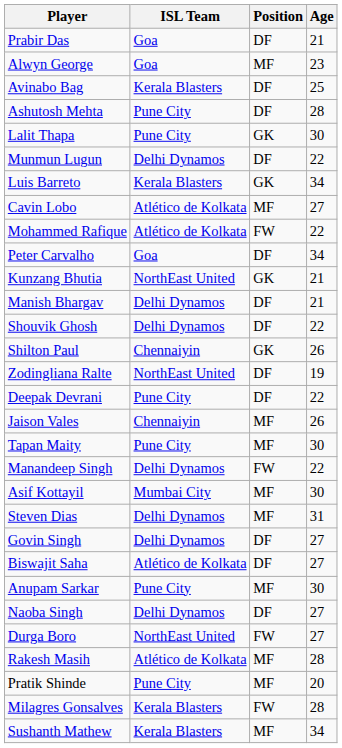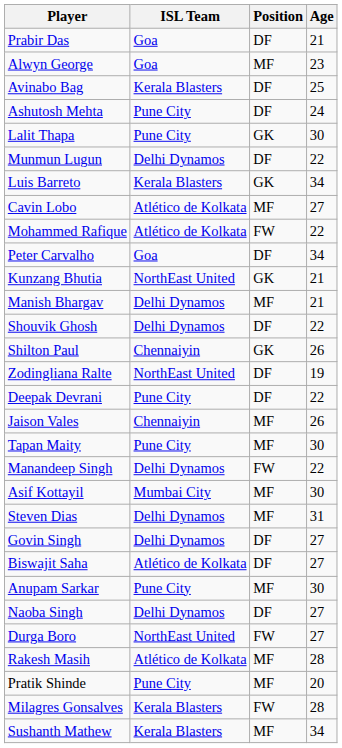(317, 111) 28 -> (317, 111) 24
(262, 302) DF -> (264, 302) MF
